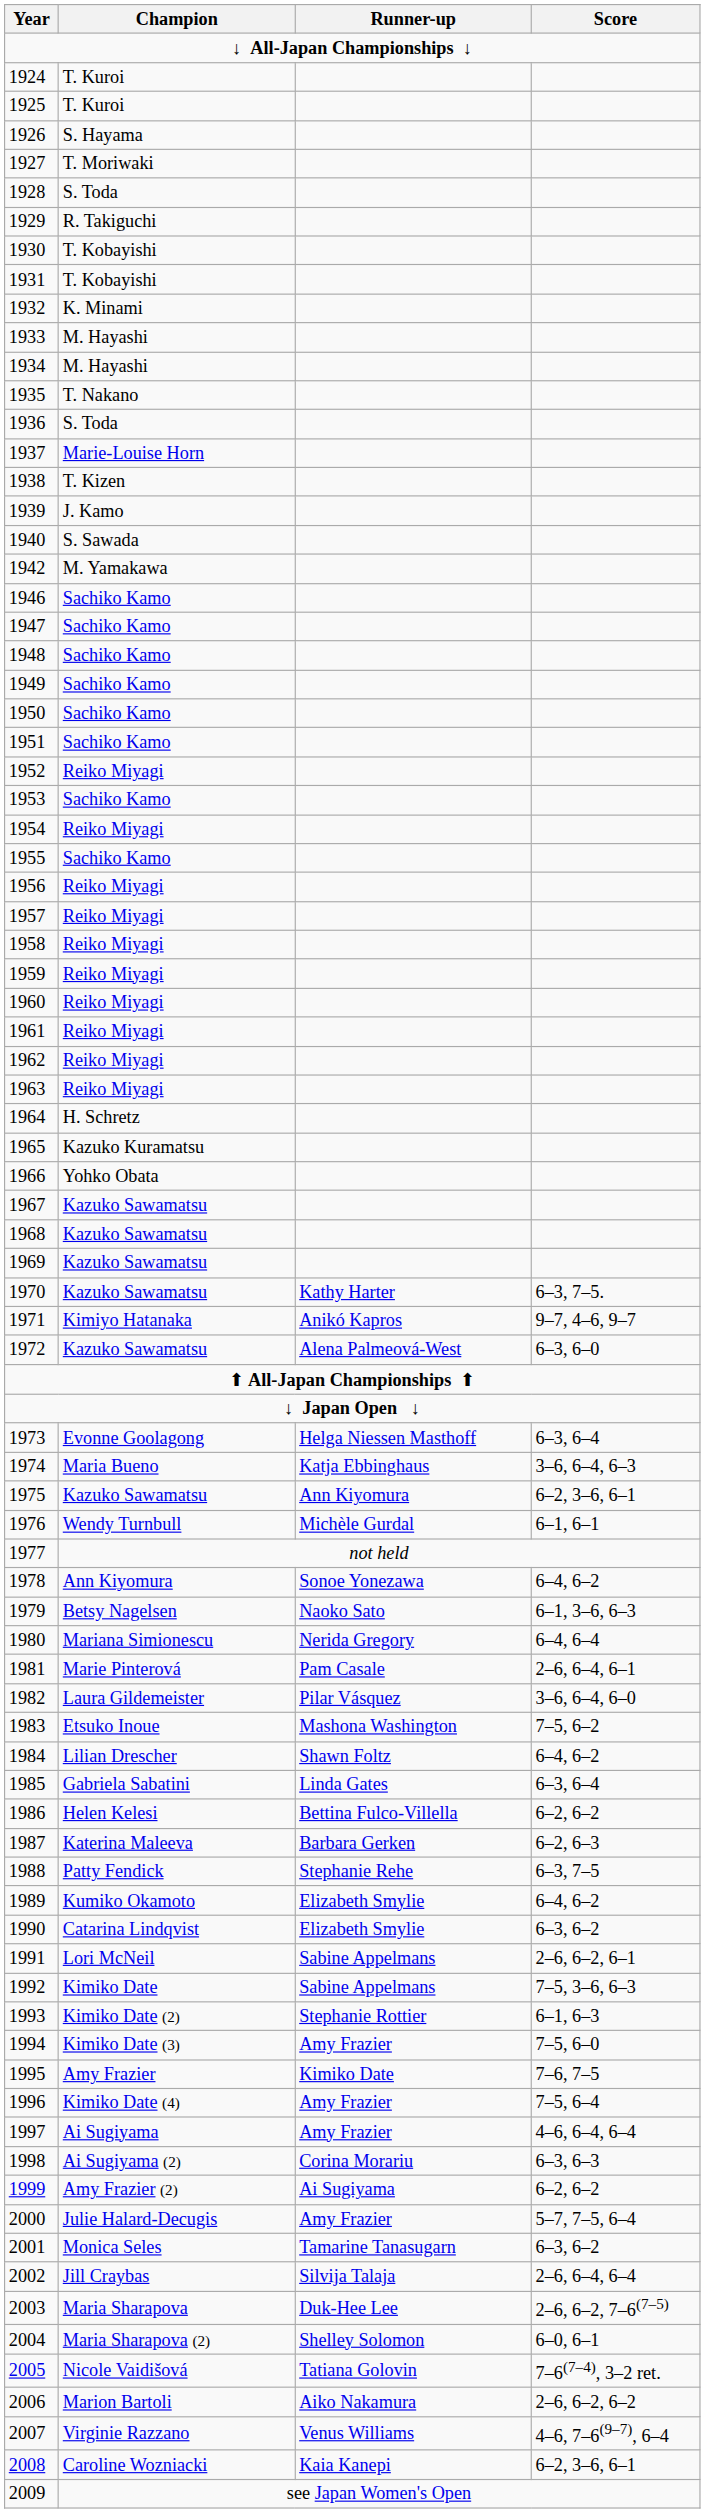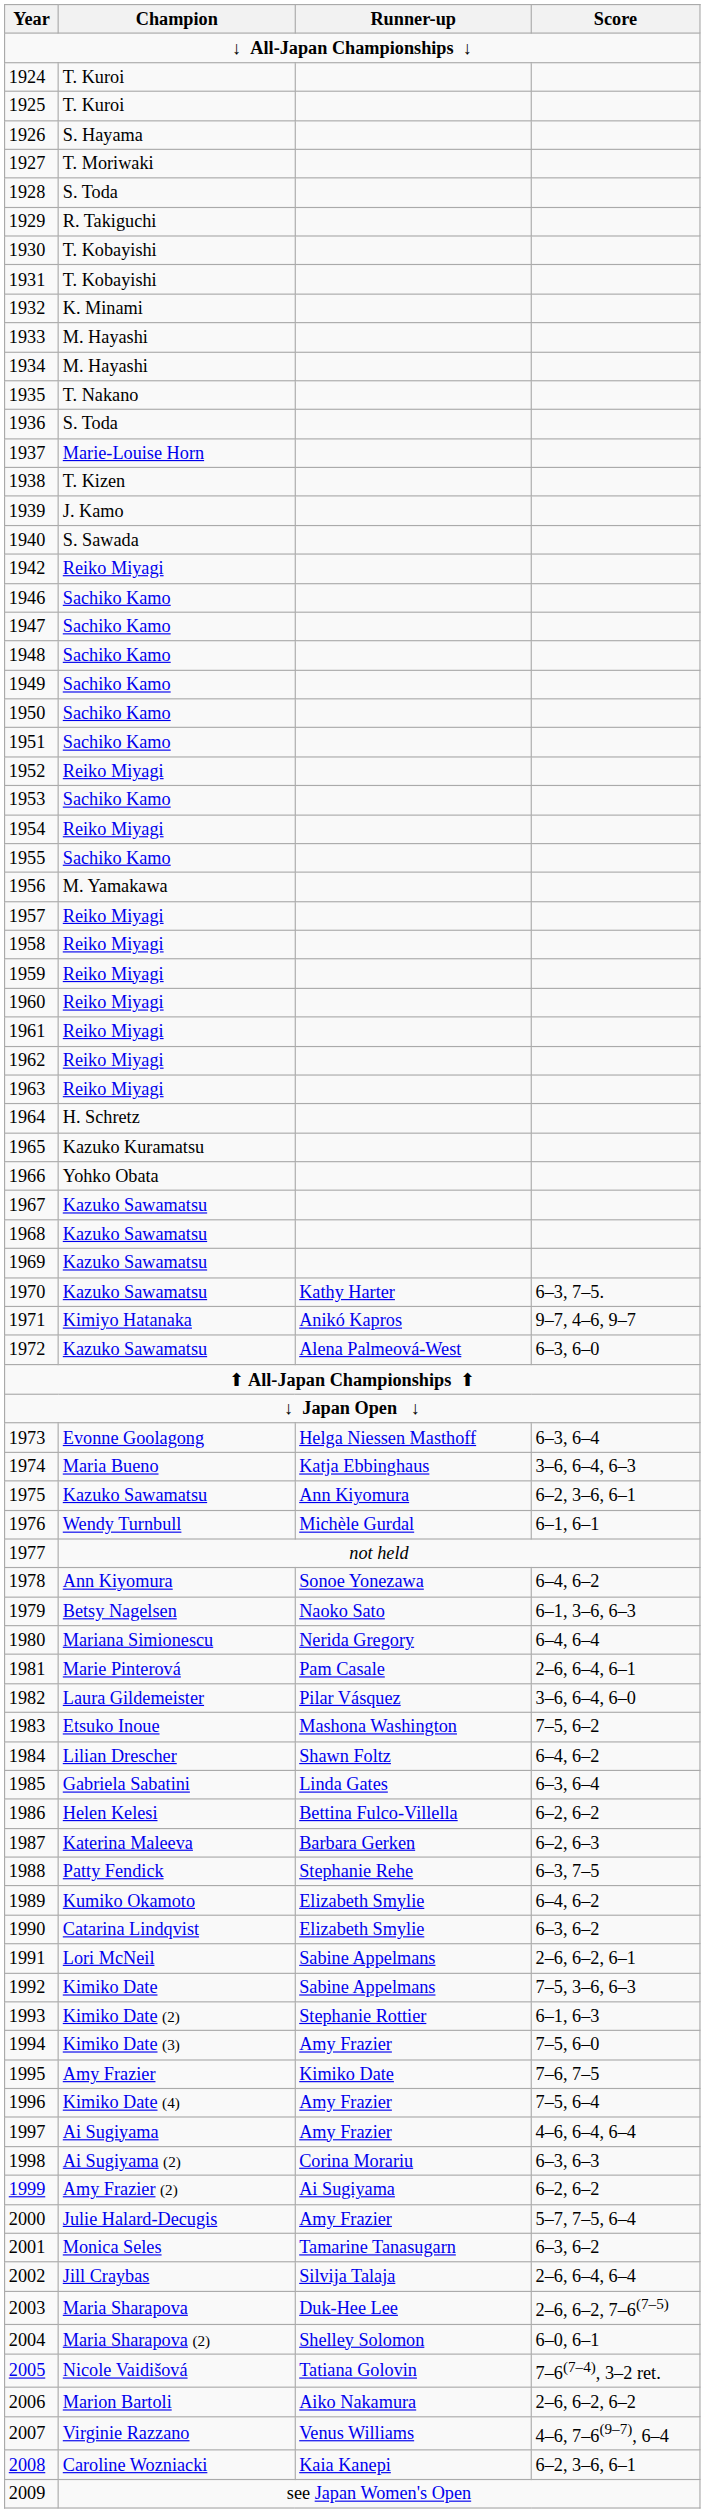(115, 568) M. Yamakawa -> (113, 568) Reiko Miyagi
(113, 886) Reiko Miyagi -> (115, 886) M. Yamakawa
